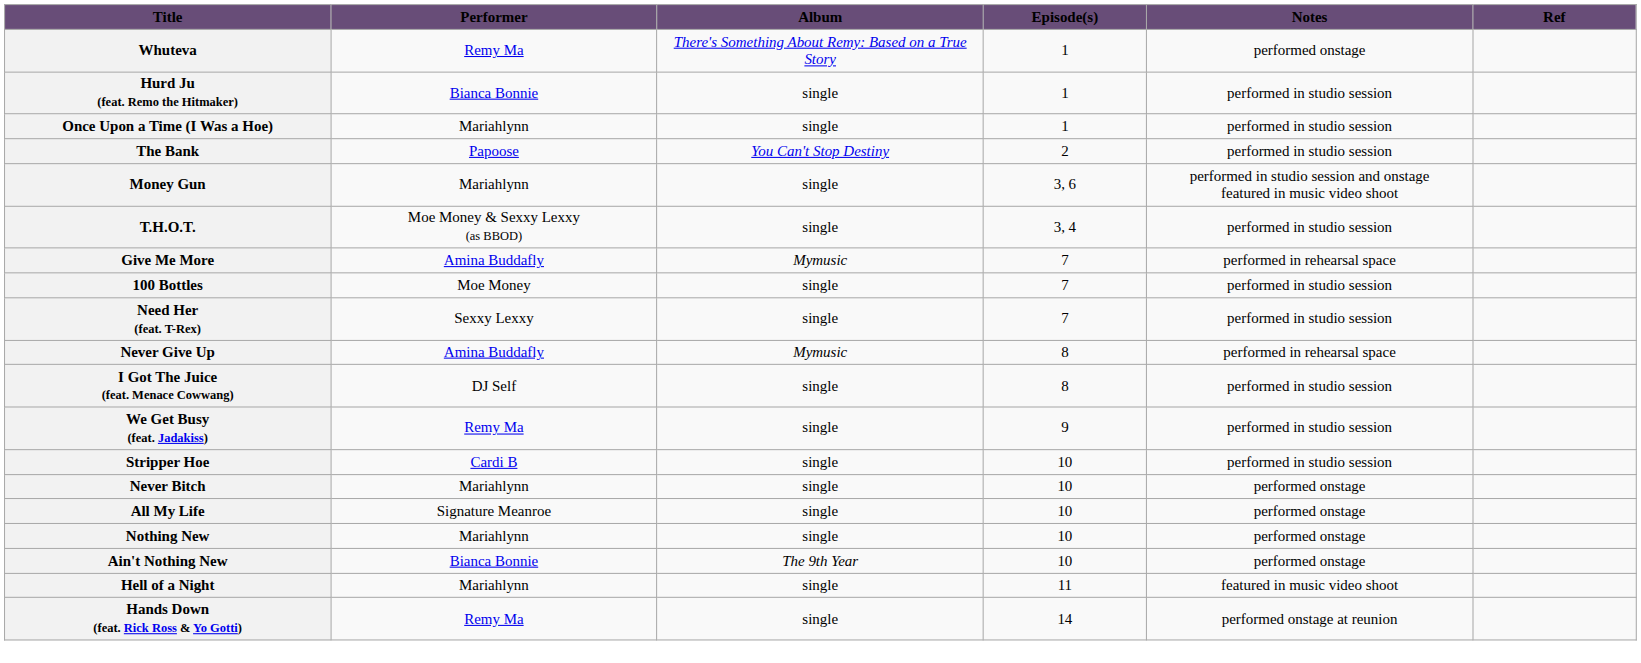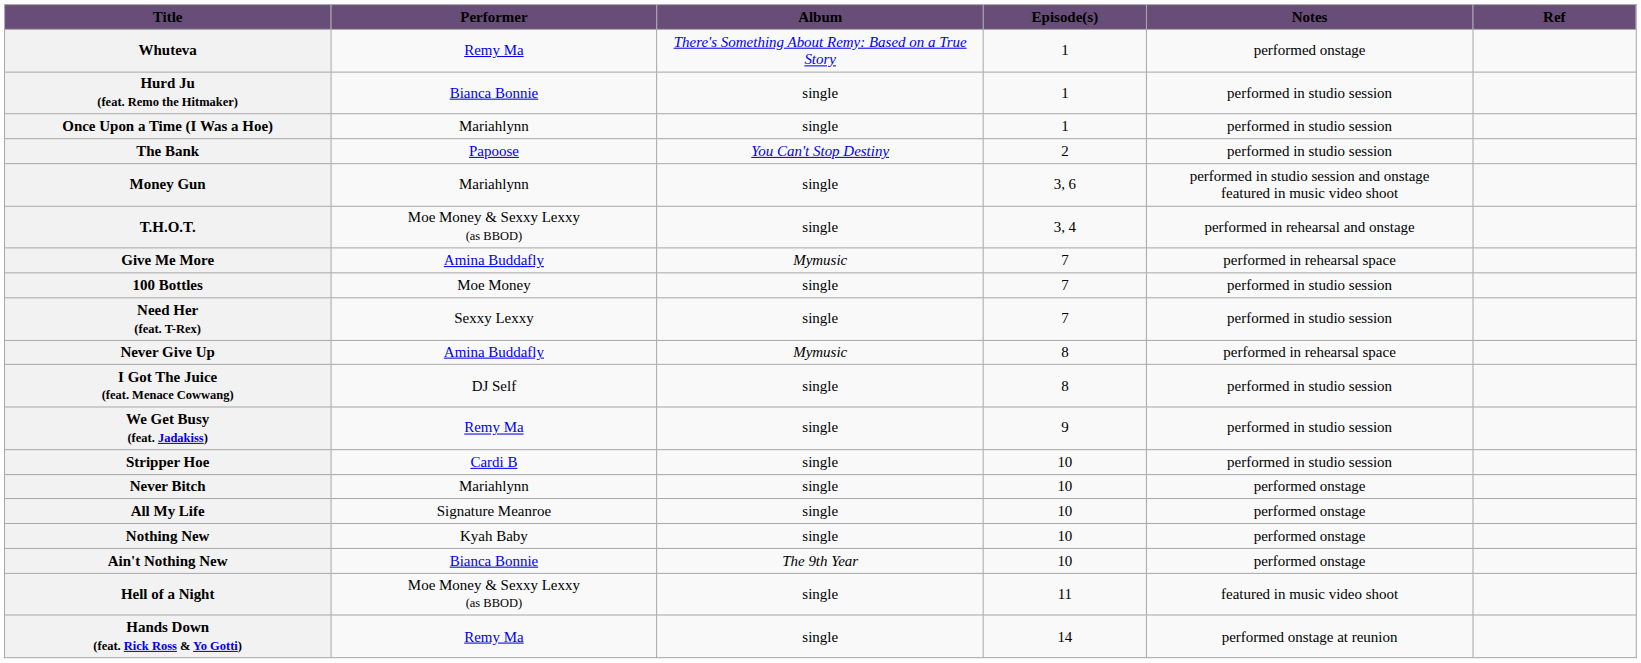(1310, 227) performed in studio session -> (1310, 227) performed in rehearsal and onstage
(494, 536) Mariahlynn -> (494, 536) Kyah Baby
(494, 585) Mariahlynn -> (494, 594) Moe Money & Sexxy Lexxy (as BBOD)
